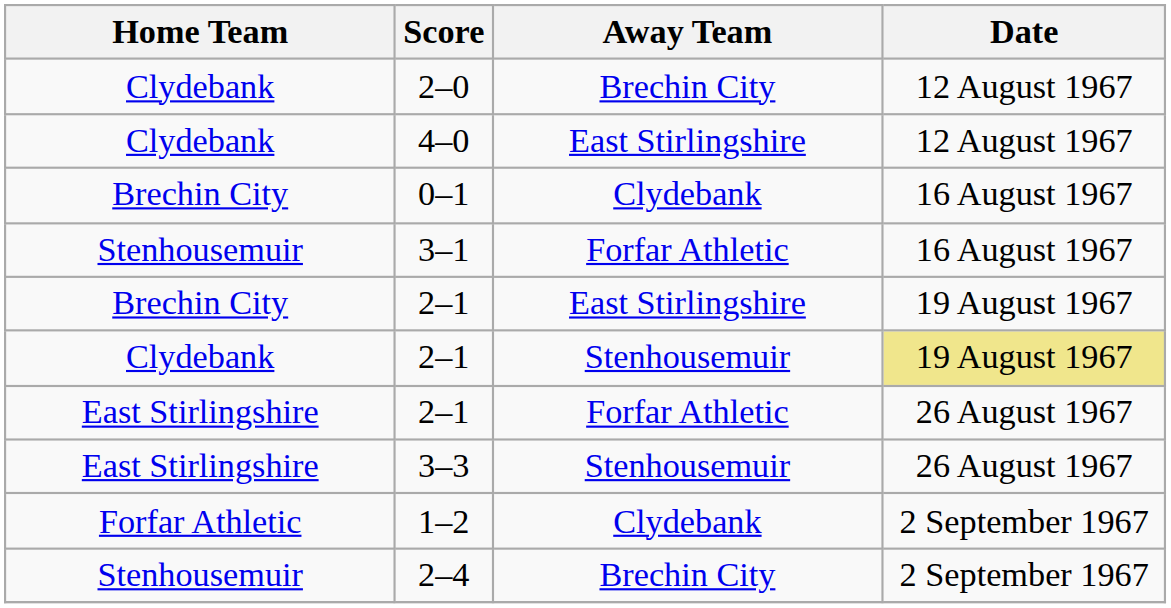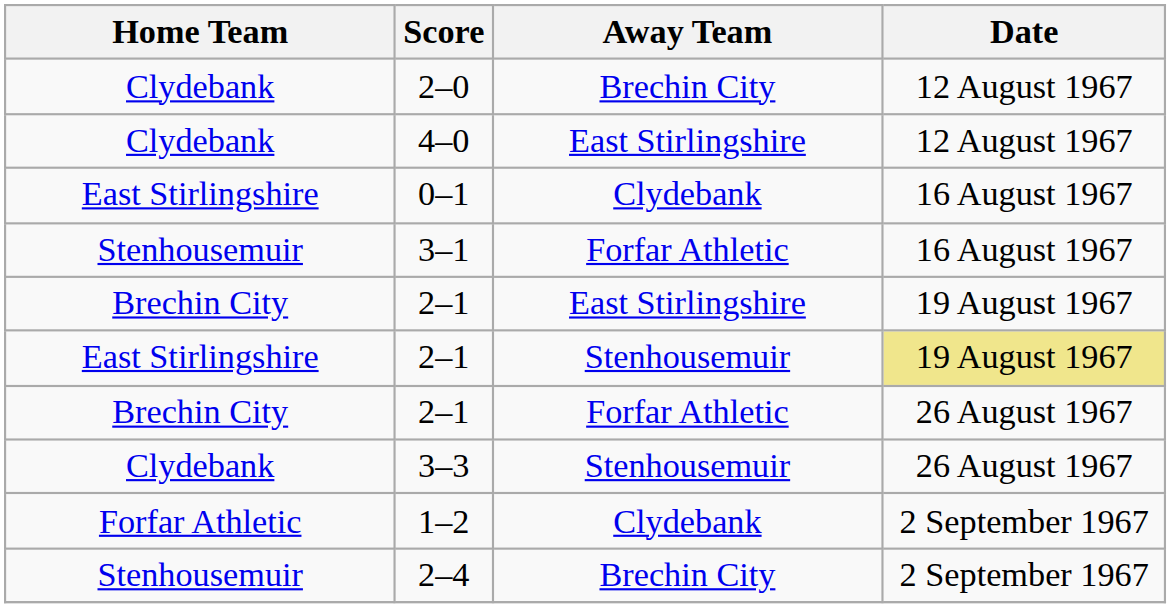(200, 194) Brechin City -> (200, 194) East Stirlingshire
(200, 357) Clydebank -> (200, 357) East Stirlingshire
(200, 411) East Stirlingshire -> (200, 411) Brechin City
(200, 466) East Stirlingshire -> (200, 466) Clydebank
